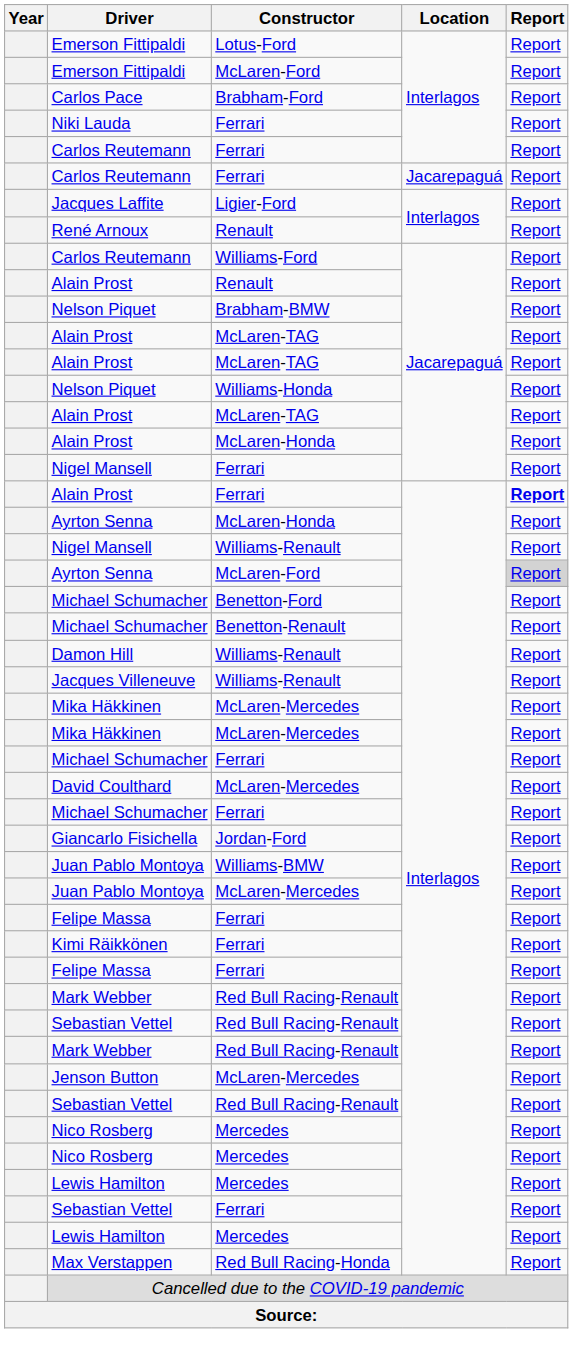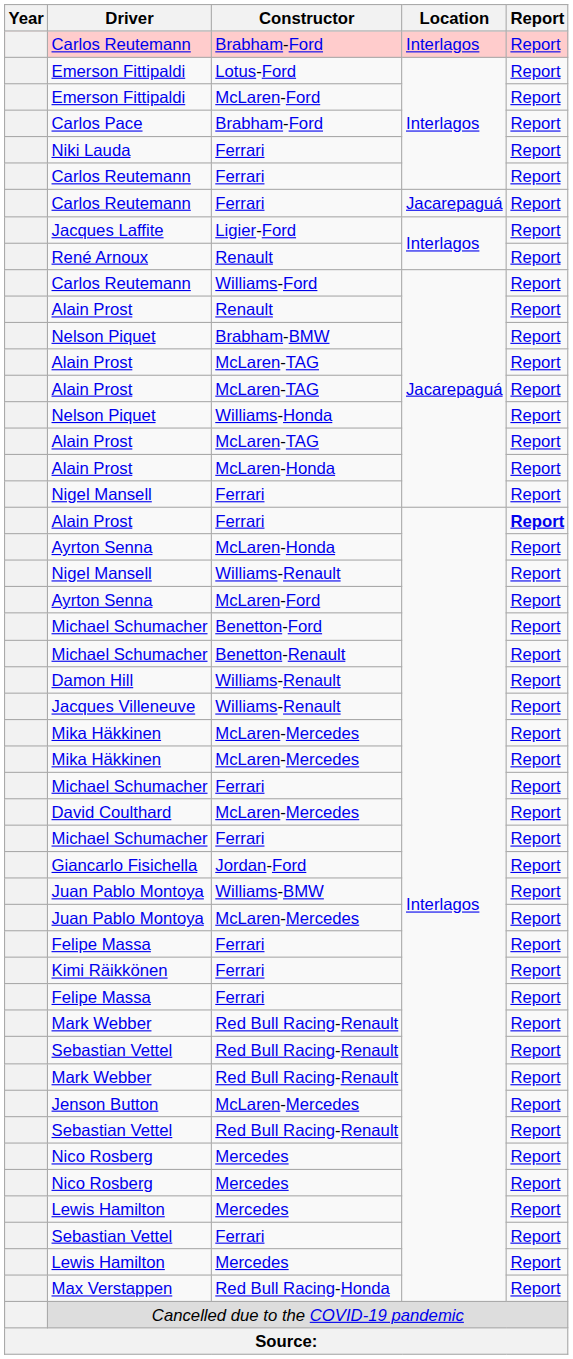+ row: (121, 44)
(535, 574) lightgrey background -> (535, 600) no background
